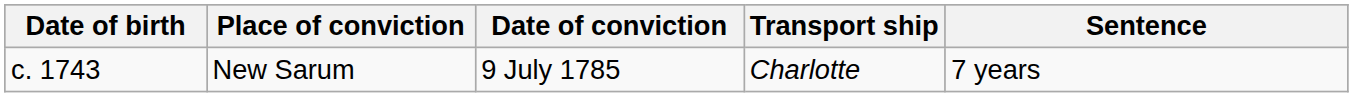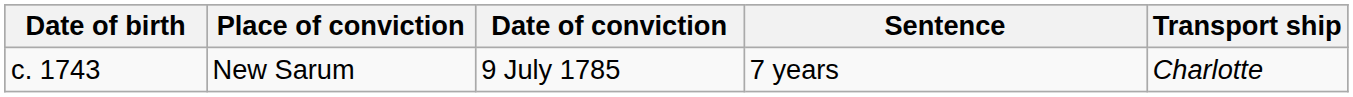columns swapped: (1146, 26) <-> (844, 26)
